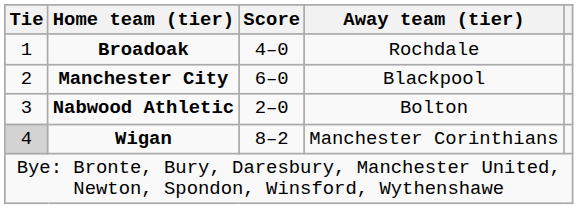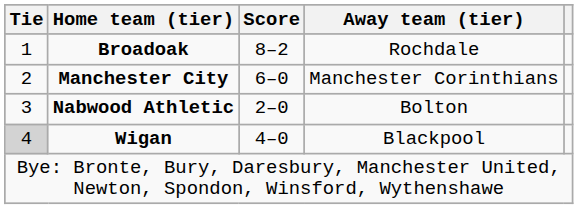(272, 50) 4–0 -> (272, 50) 8–2
(434, 79) Blackpool -> (434, 79) Manchester Corinthians
(272, 139) 8–2 -> (272, 139) 4–0
(434, 139) Manchester Corinthians -> (434, 139) Blackpool
